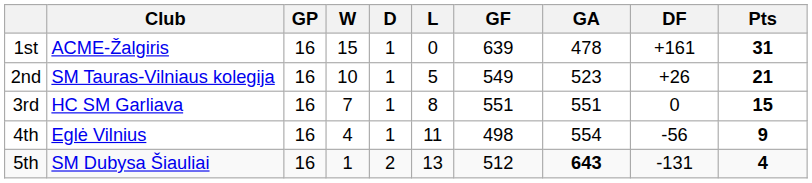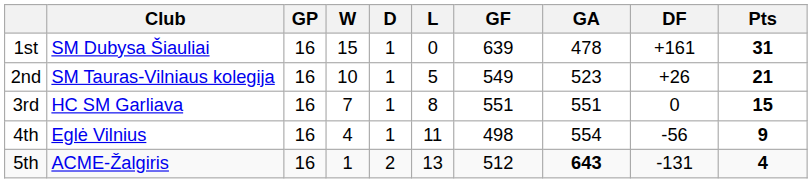(110, 47) ACME-Žalgiris -> (130, 47) SM Dubysa Šiauliai
(130, 163) SM Dubysa Šiauliai -> (110, 163) ACME-Žalgiris
